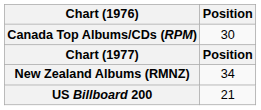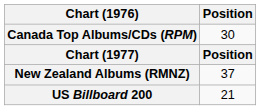(228, 74) 34 -> (228, 74) 37
